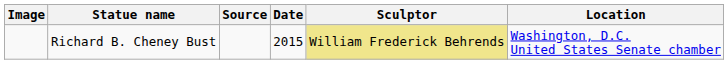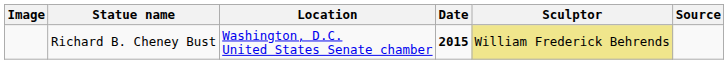columns swapped: (616, 15) <-> (245, 15)
(288, 42) normal -> (454, 42) bold
